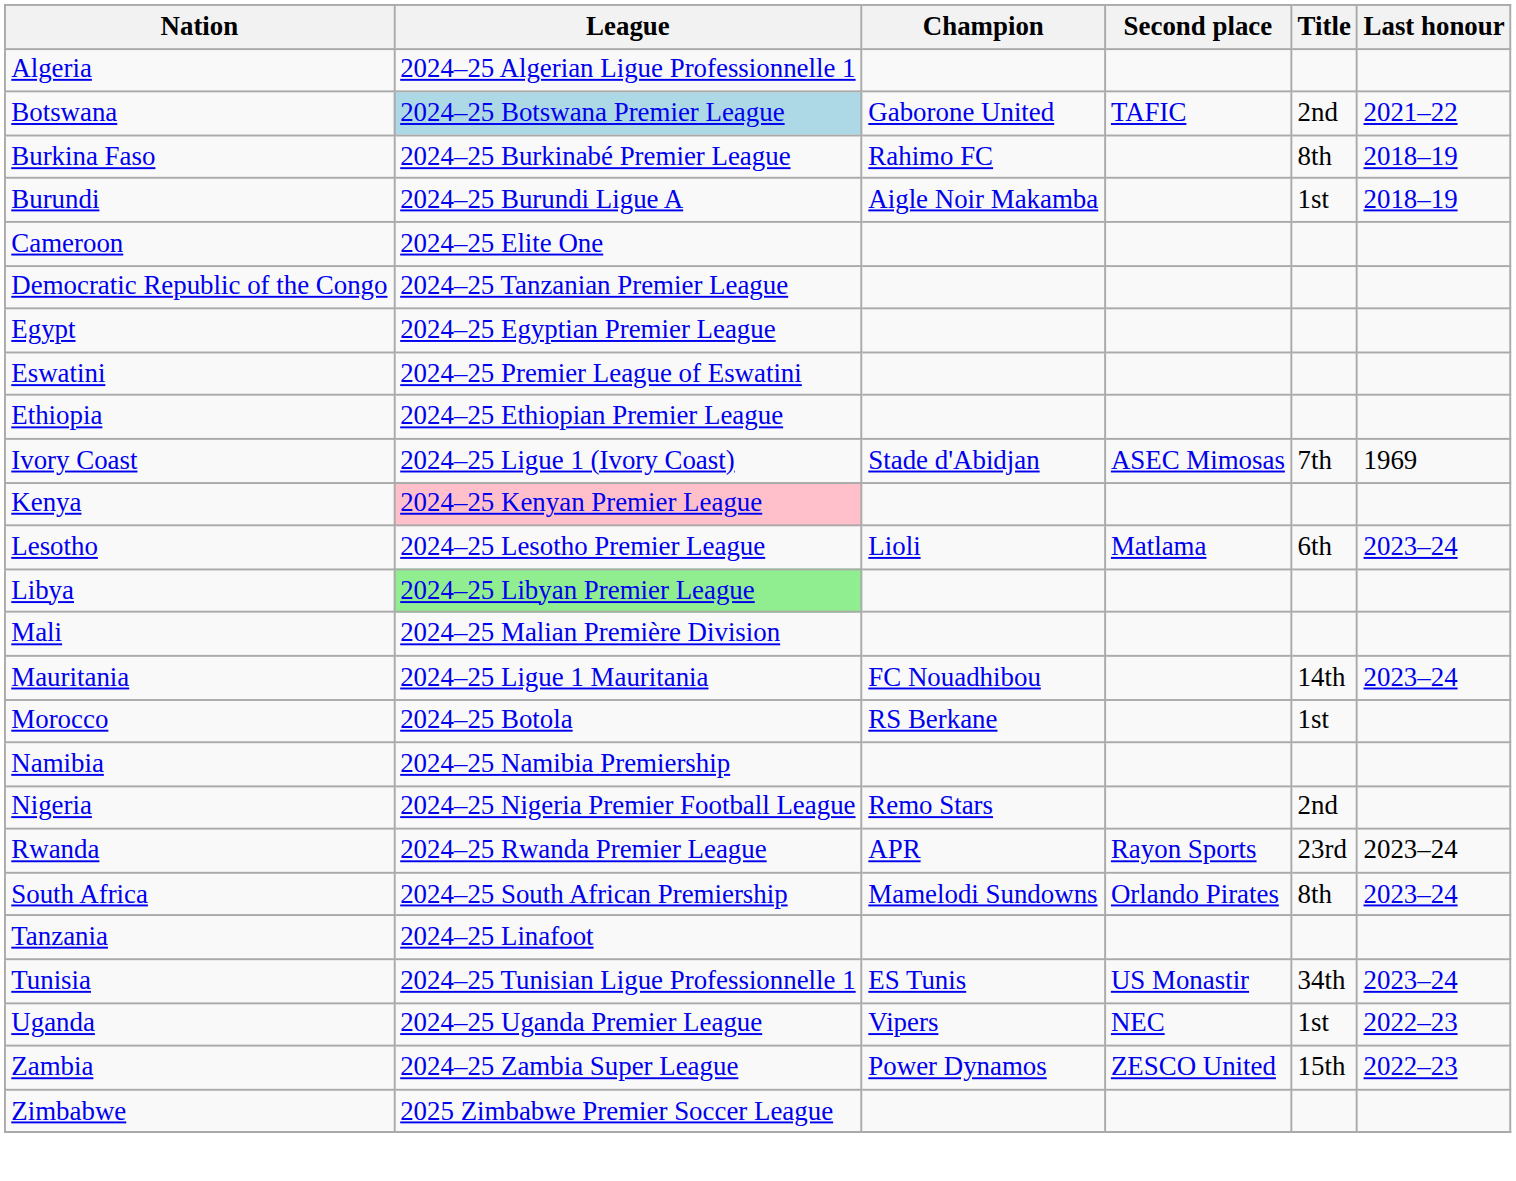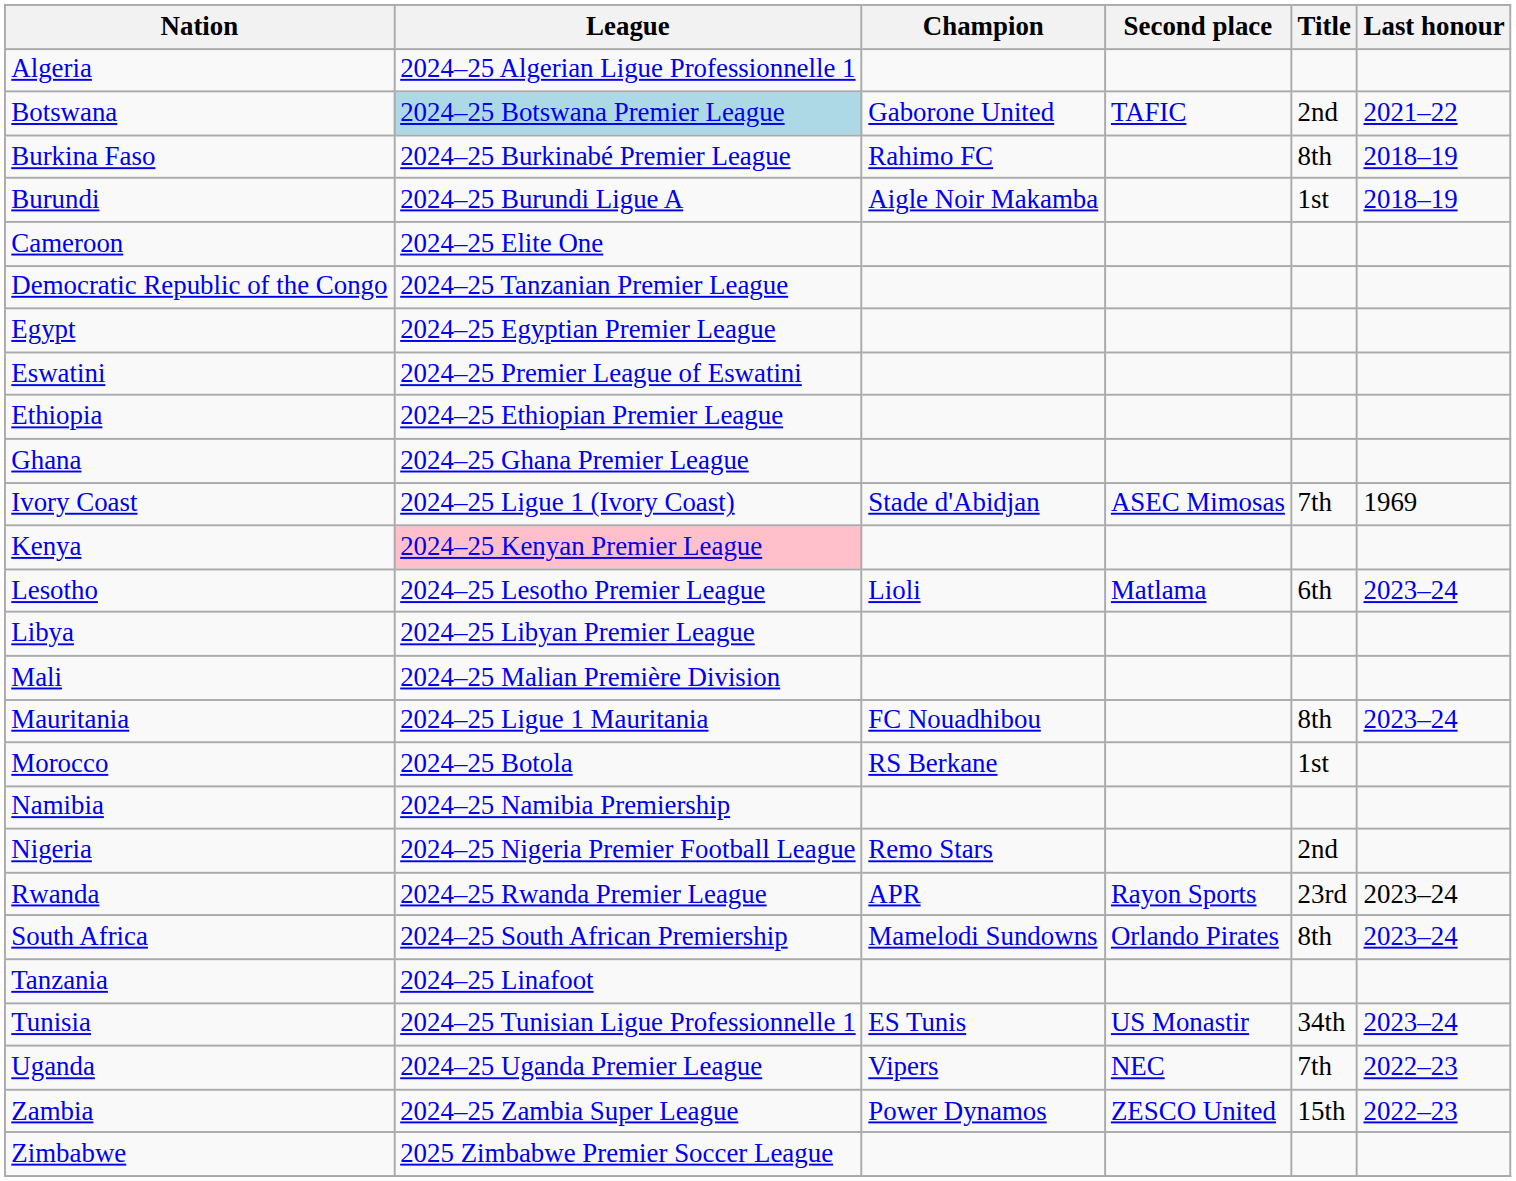+ row: (46, 459)
(577, 590) lightgreen background -> (577, 633) no background
(1321, 676) 14th -> (1315, 720) 8th
(1313, 1023) 1st -> (1315, 1067) 7th
